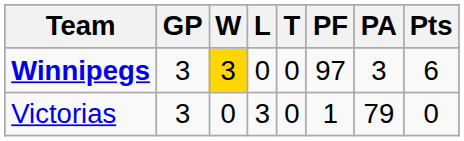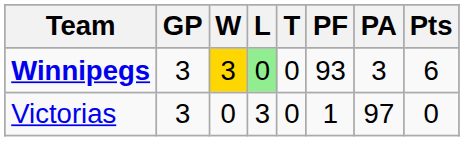(262, 69) no background -> (262, 69) lightgreen background
(331, 69) 97 -> (331, 69) 93
(379, 113) 79 -> (379, 113) 97
